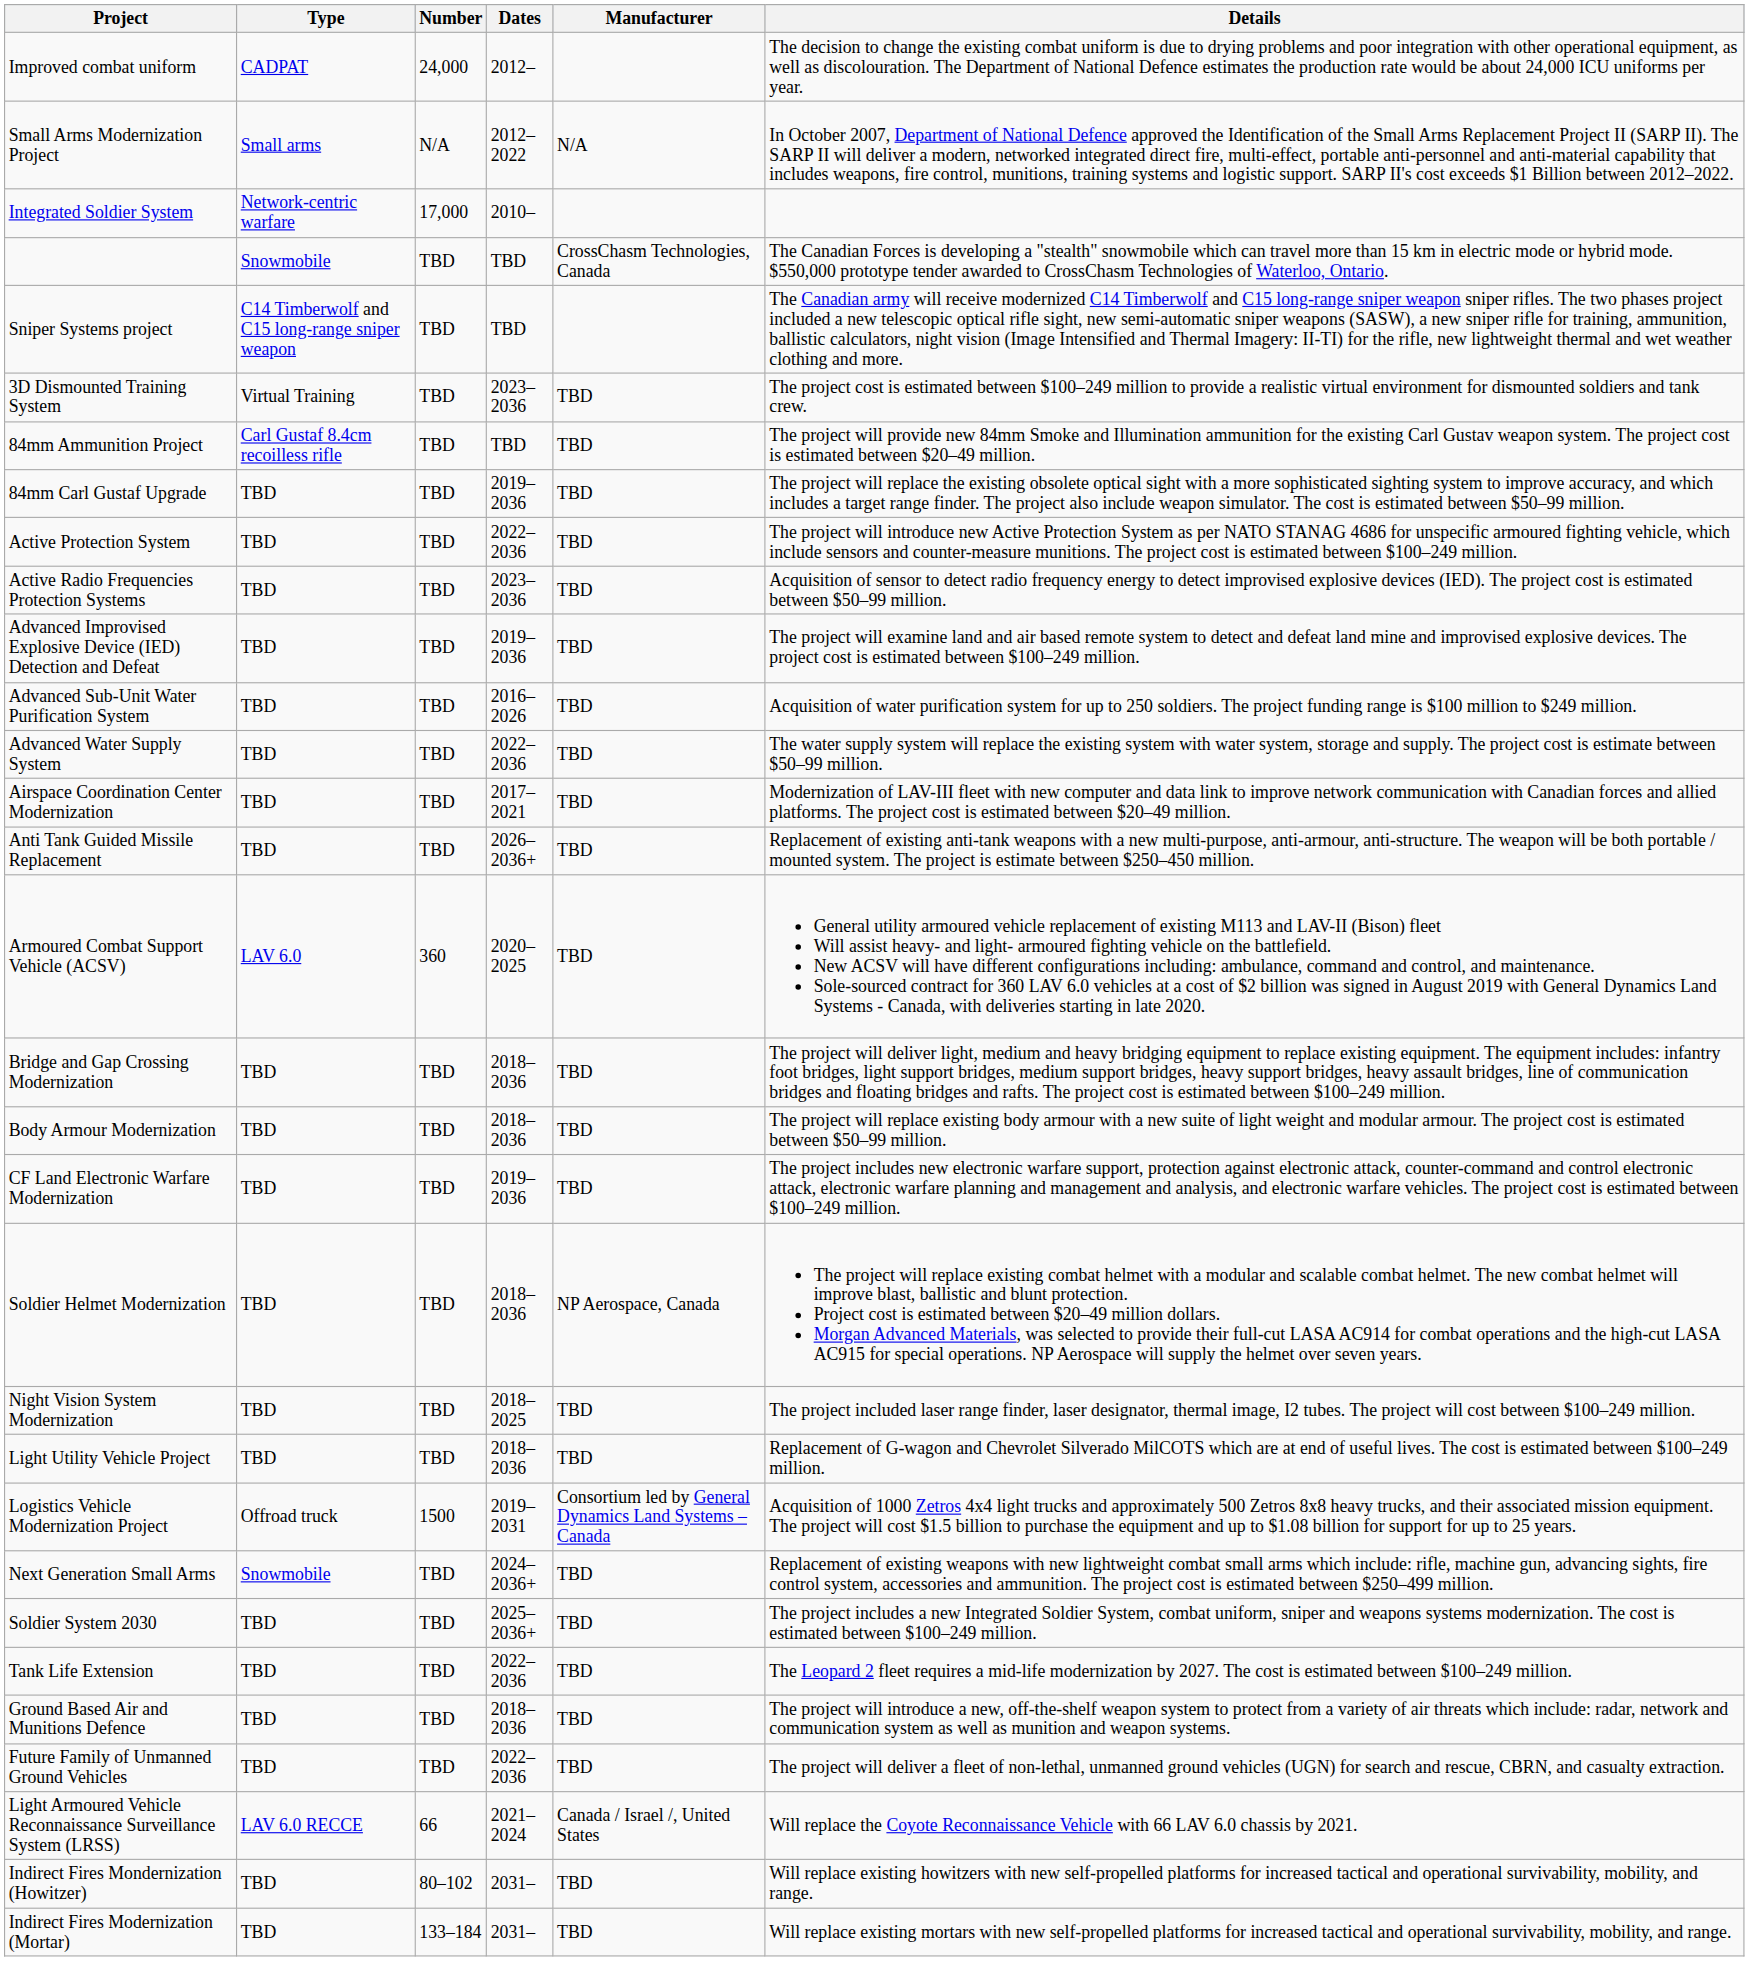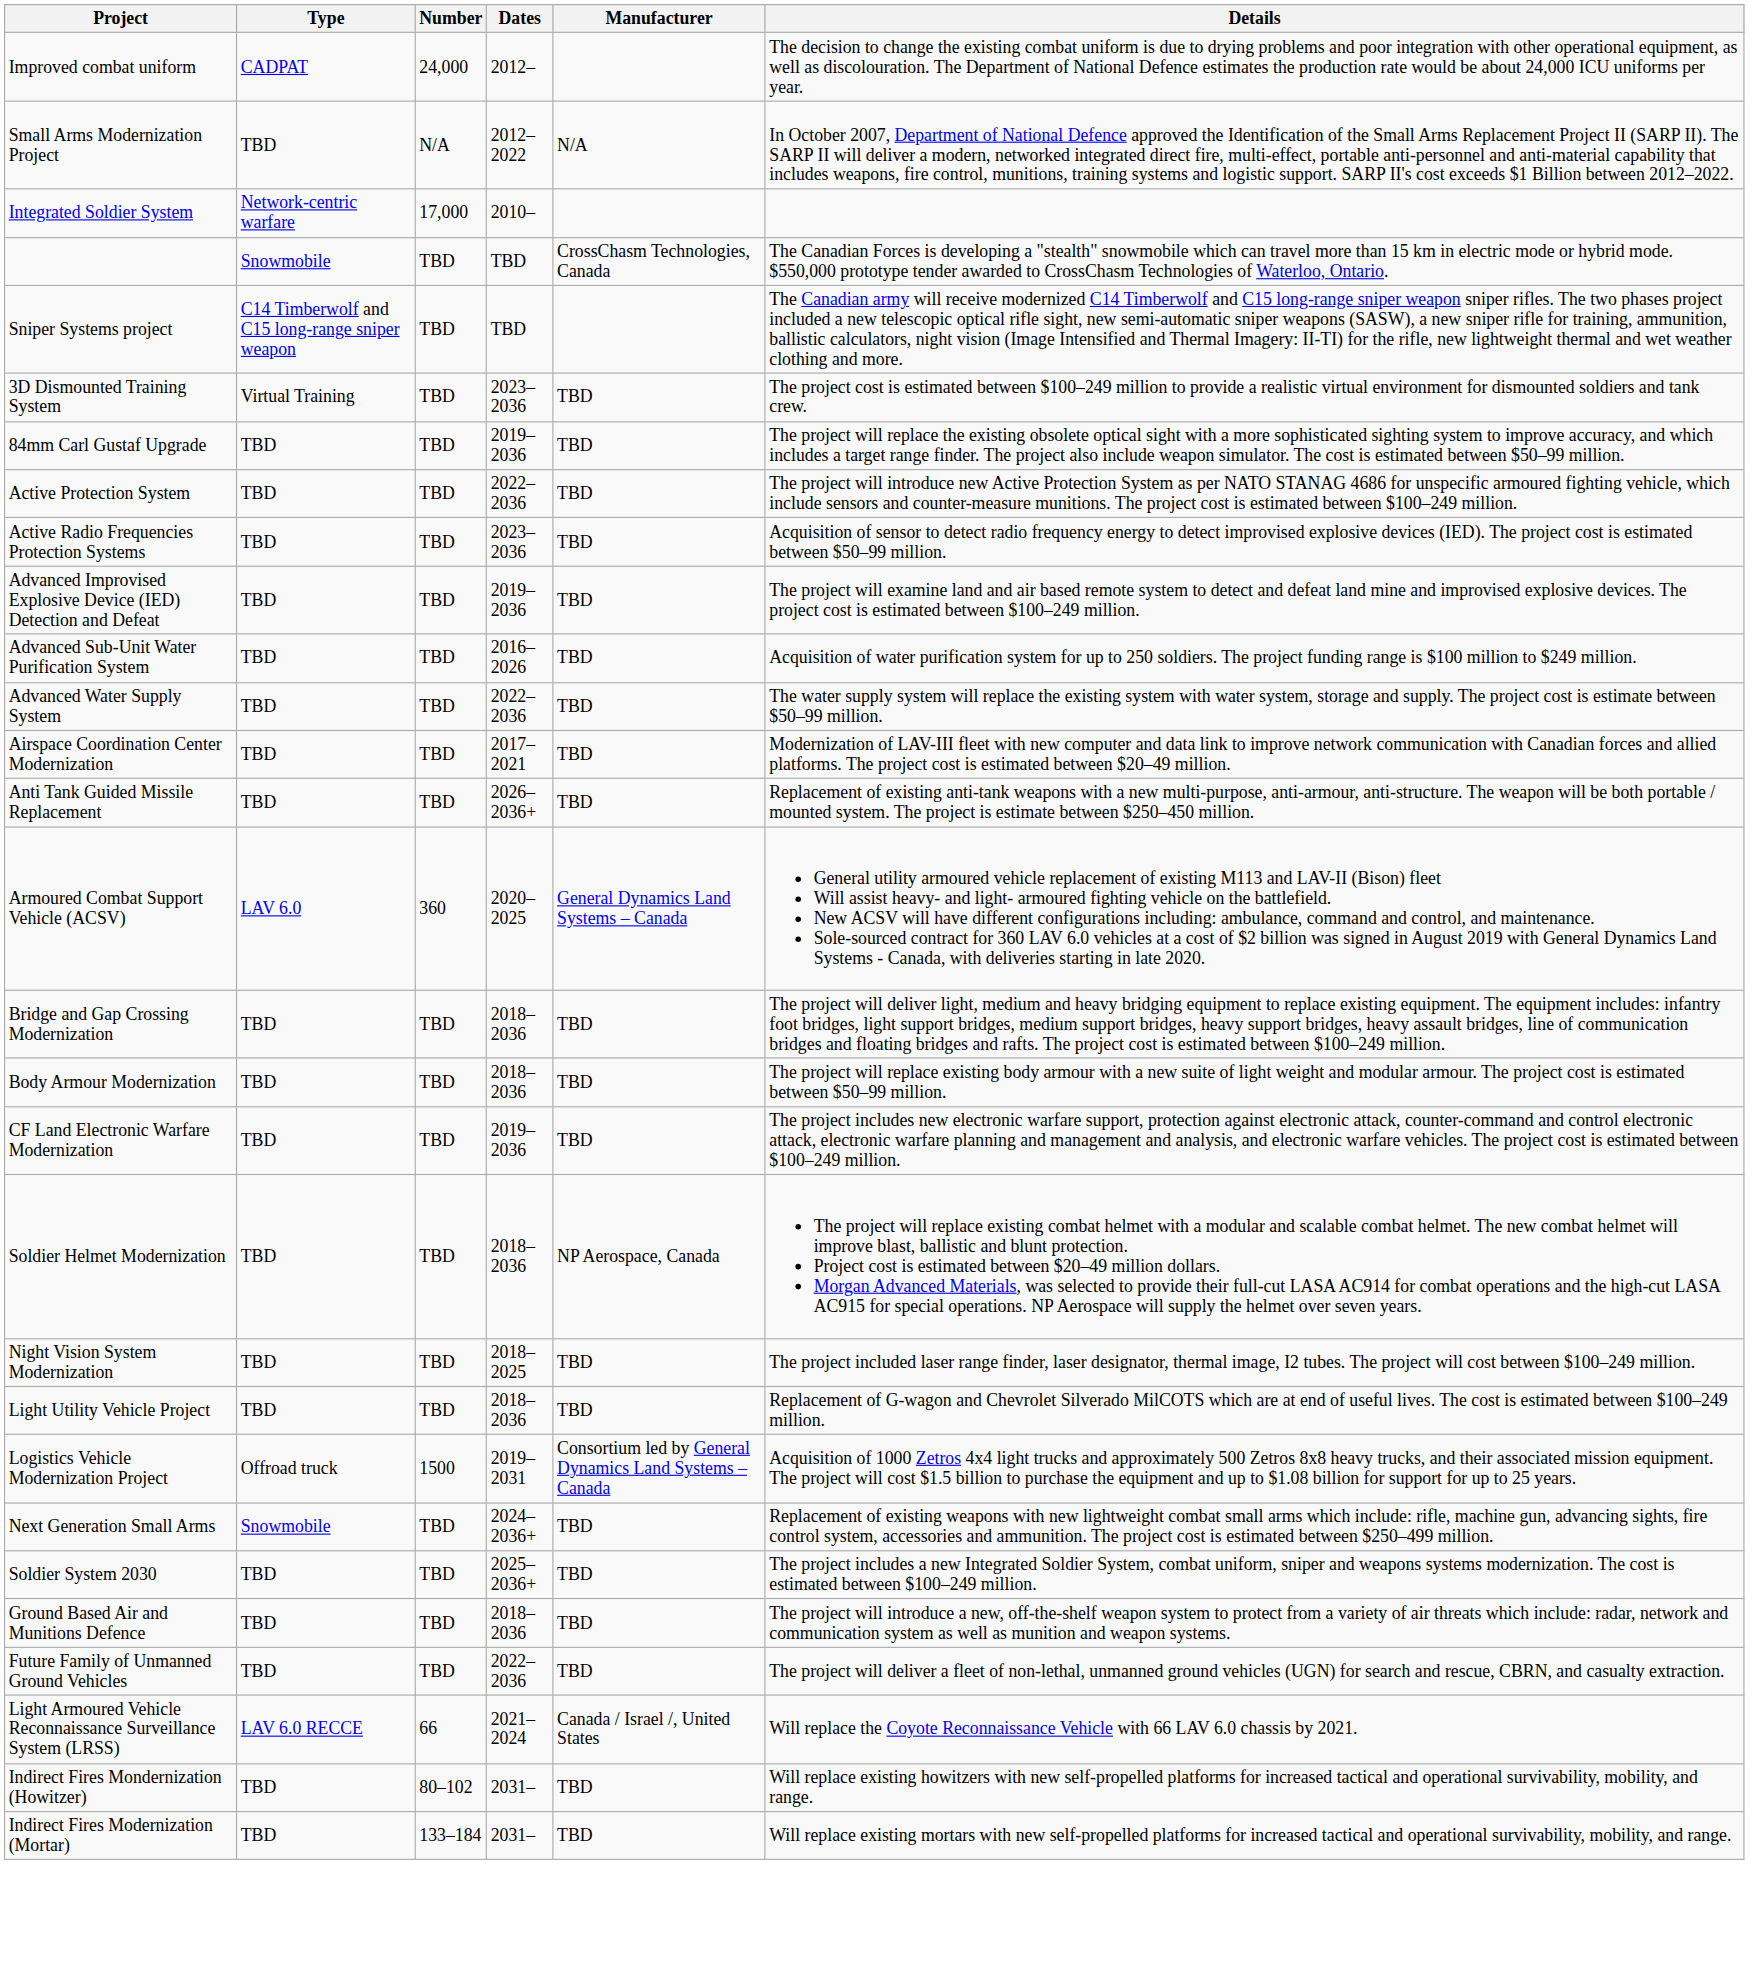(281, 144) Small arms -> (259, 144) TBD
- row: (106, 445)
(575, 956) TBD -> (644, 908) General Dynamics Land Systems – Canada
- row: (81, 1671)
